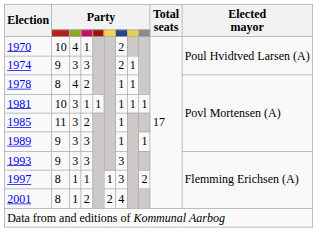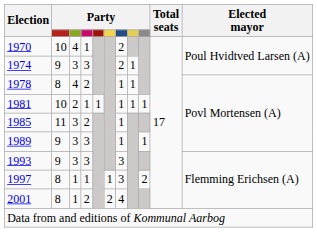(75, 103) 3 -> (75, 103) 2
